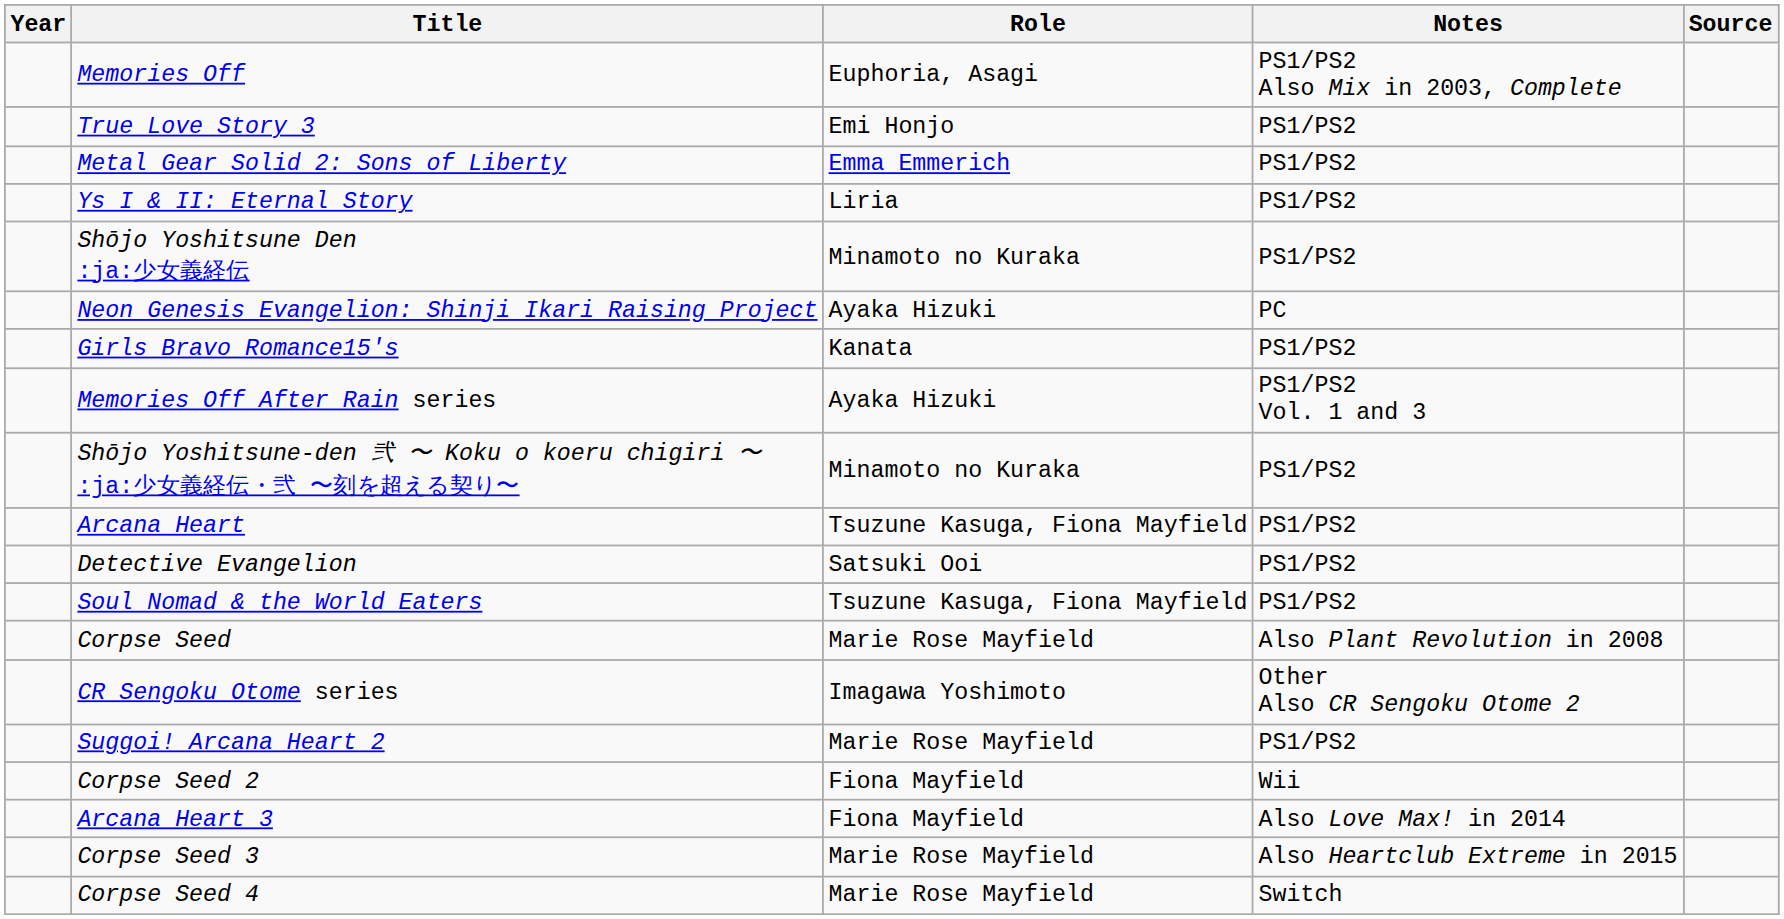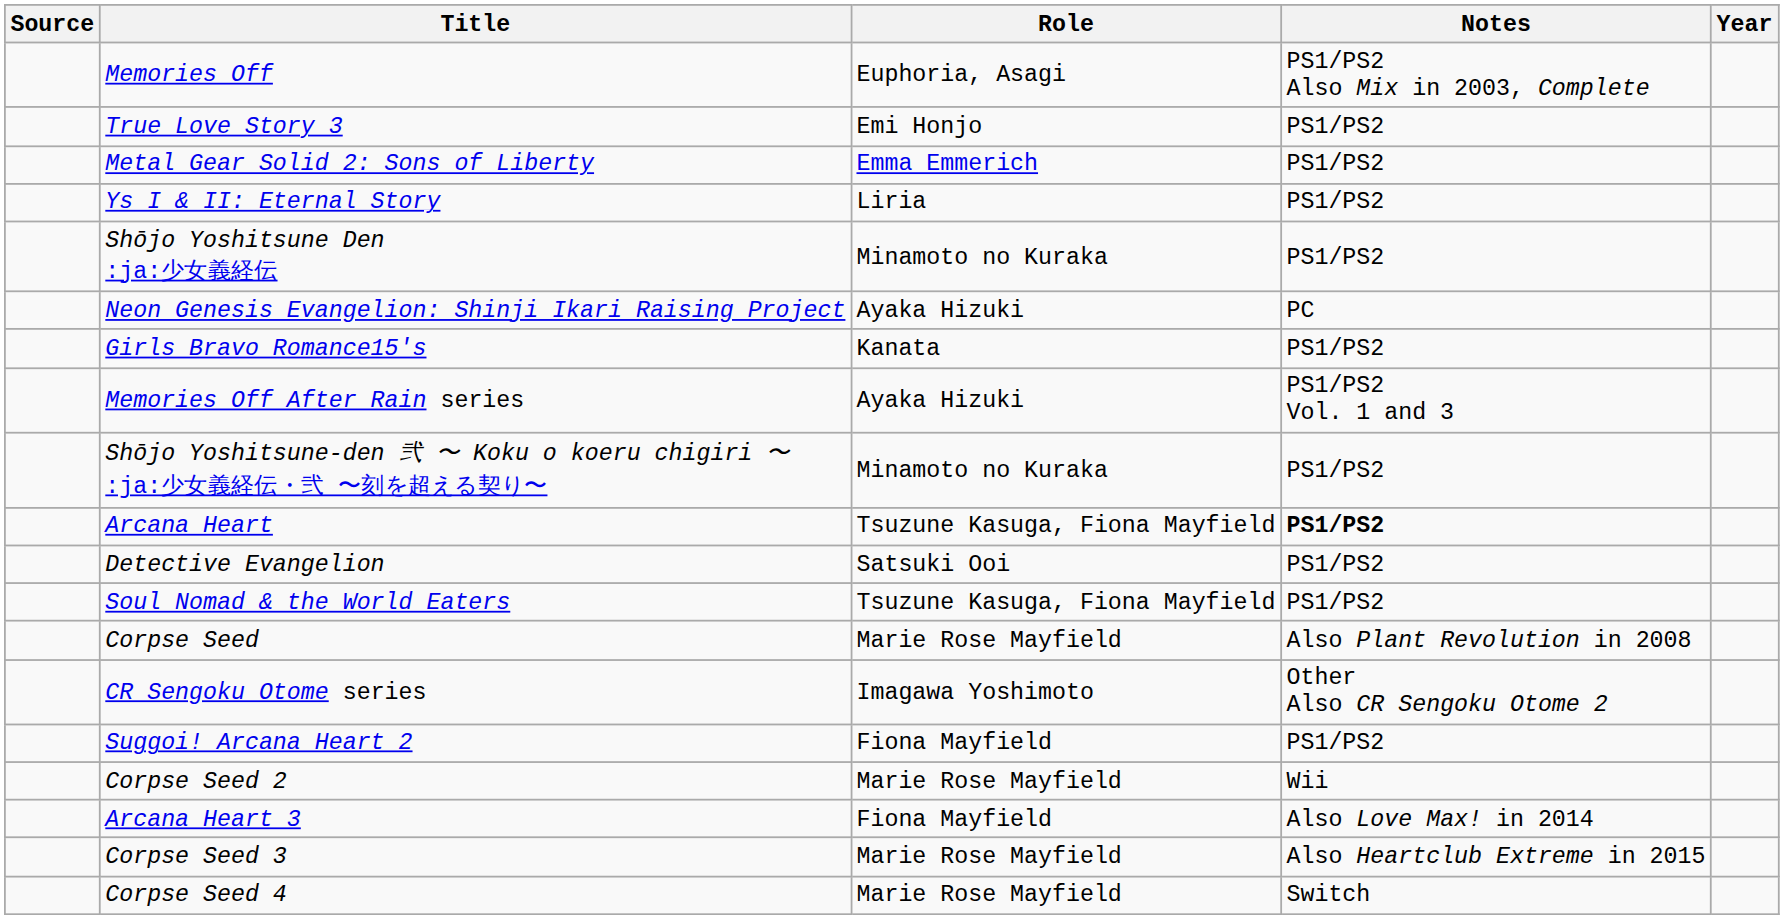columns swapped: (38, 24) <-> (1731, 24)
(1307, 527) normal -> (1335, 527) bold
(961, 743) Marie Rose Mayfield -> (954, 743) Fiona Mayfield
(926, 781) Fiona Mayfield -> (989, 781) Marie Rose Mayfield
